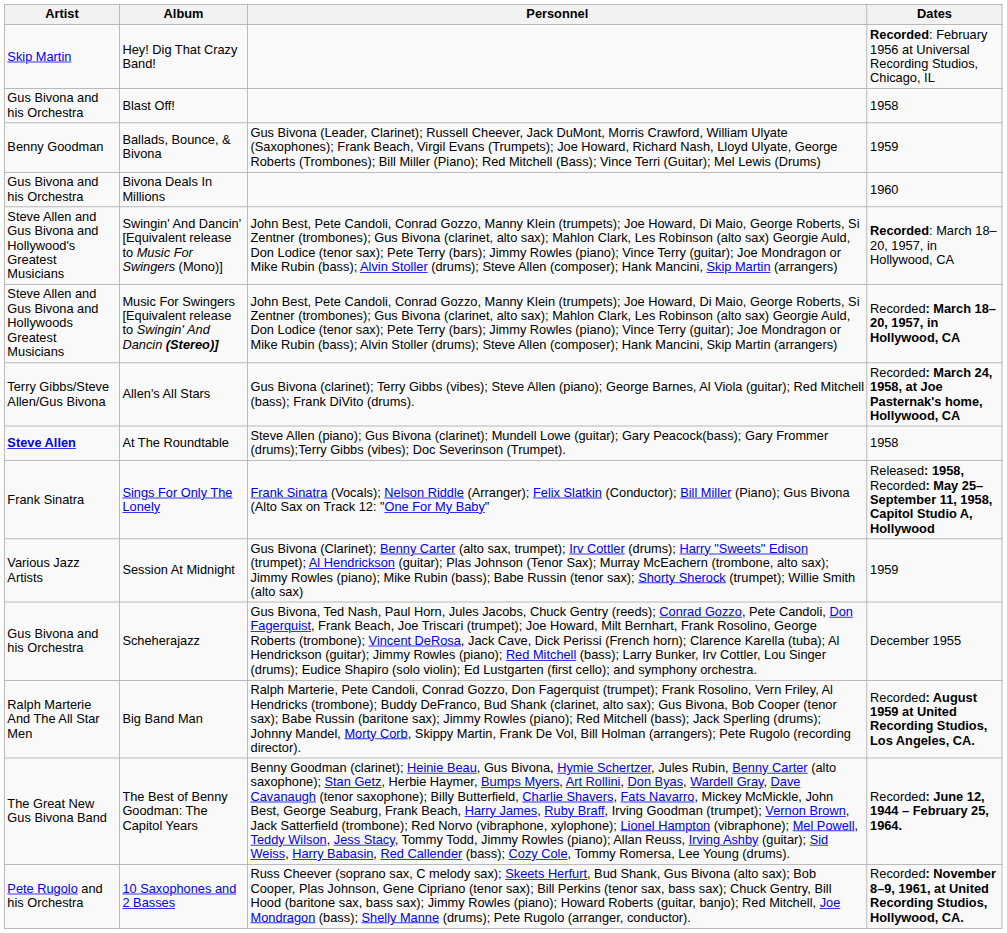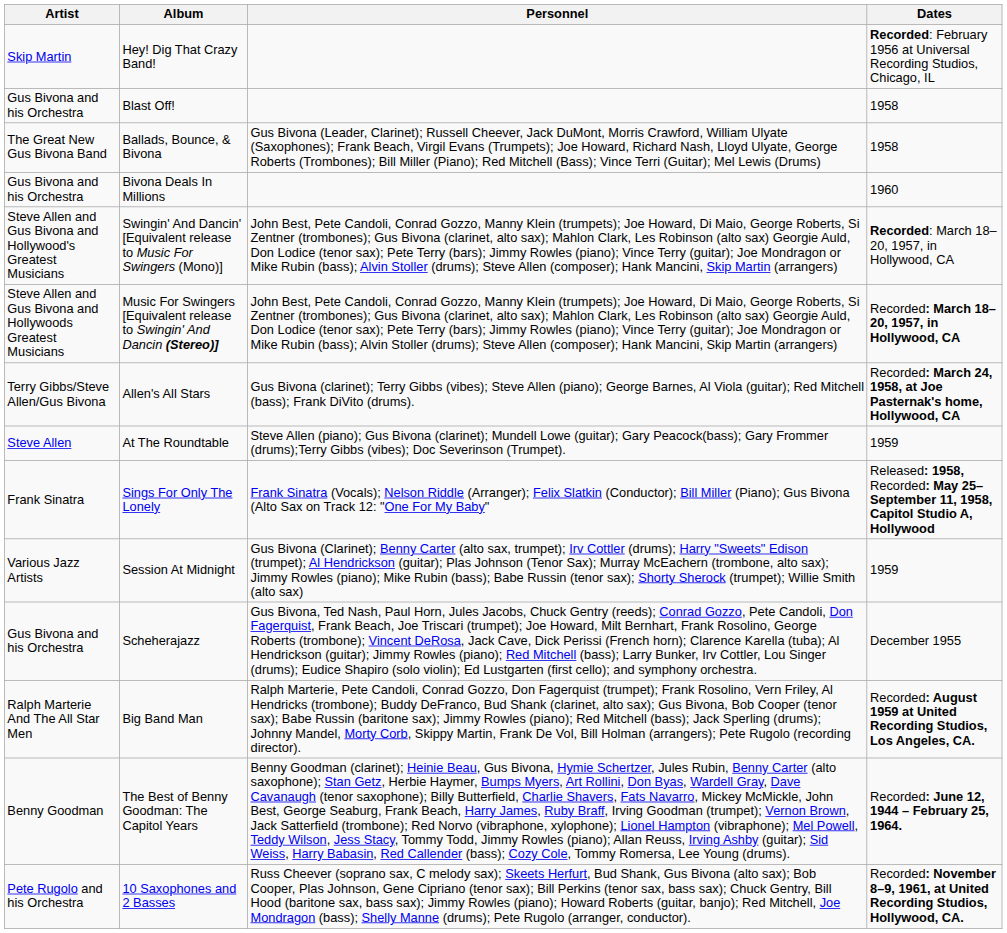(55, 147) Benny Goodman -> (57, 147) The Great New Gus Bivona Band
(884, 147) 1959 -> (884, 147) 1958
(42, 443) bold -> (39, 443) normal
(884, 443) 1958 -> (884, 443) 1959
(57, 811) The Great New Gus Bivona Band -> (55, 811) Benny Goodman
